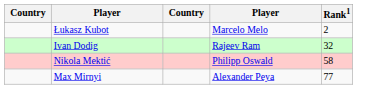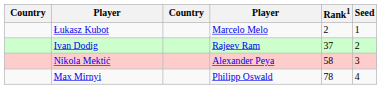+ column: (365, 13)
(328, 45) 32 -> (328, 45) 37
(242, 61) Philipp Oswald -> (243, 61) Alexander Peya
(243, 76) Alexander Peya -> (242, 76) Philipp Oswald
(328, 76) 77 -> (328, 76) 78
